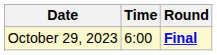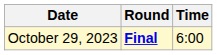columns swapped: (141, 15) <-> (186, 15)
